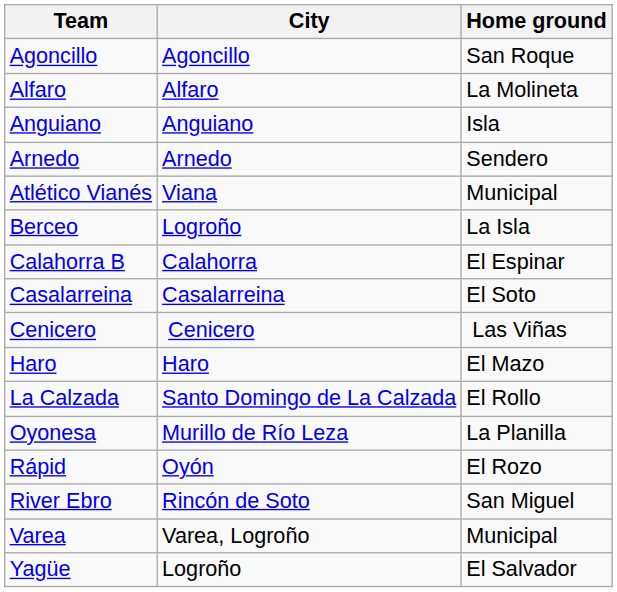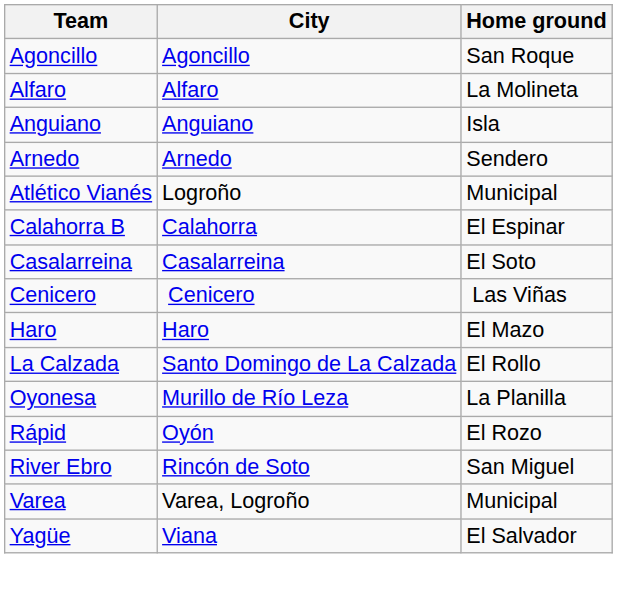(190, 192) Viana -> (202, 192) Logroño
- row: (44, 227)
(202, 569) Logroño -> (190, 535) Viana
